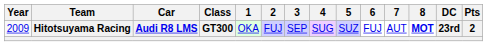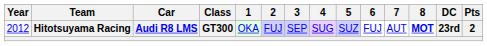(18, 29) 2009 -> (18, 29) 2012
